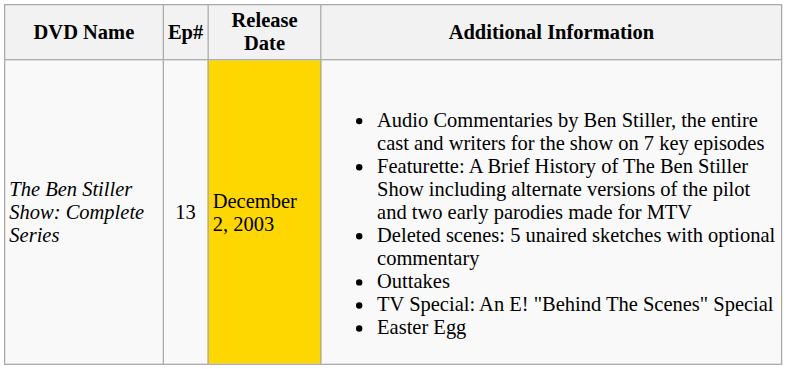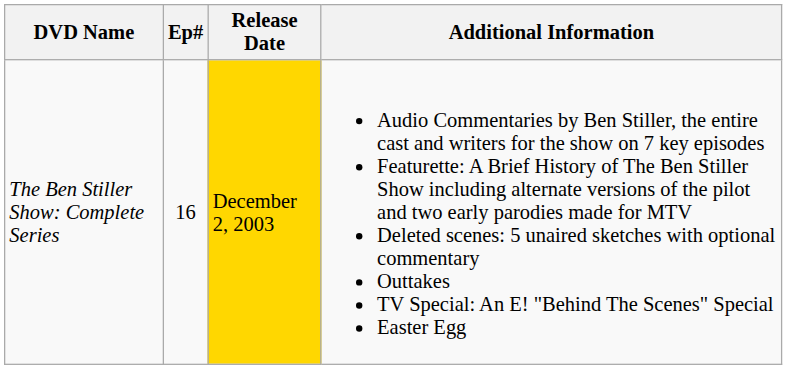(186, 211) 13 -> (186, 211) 16
